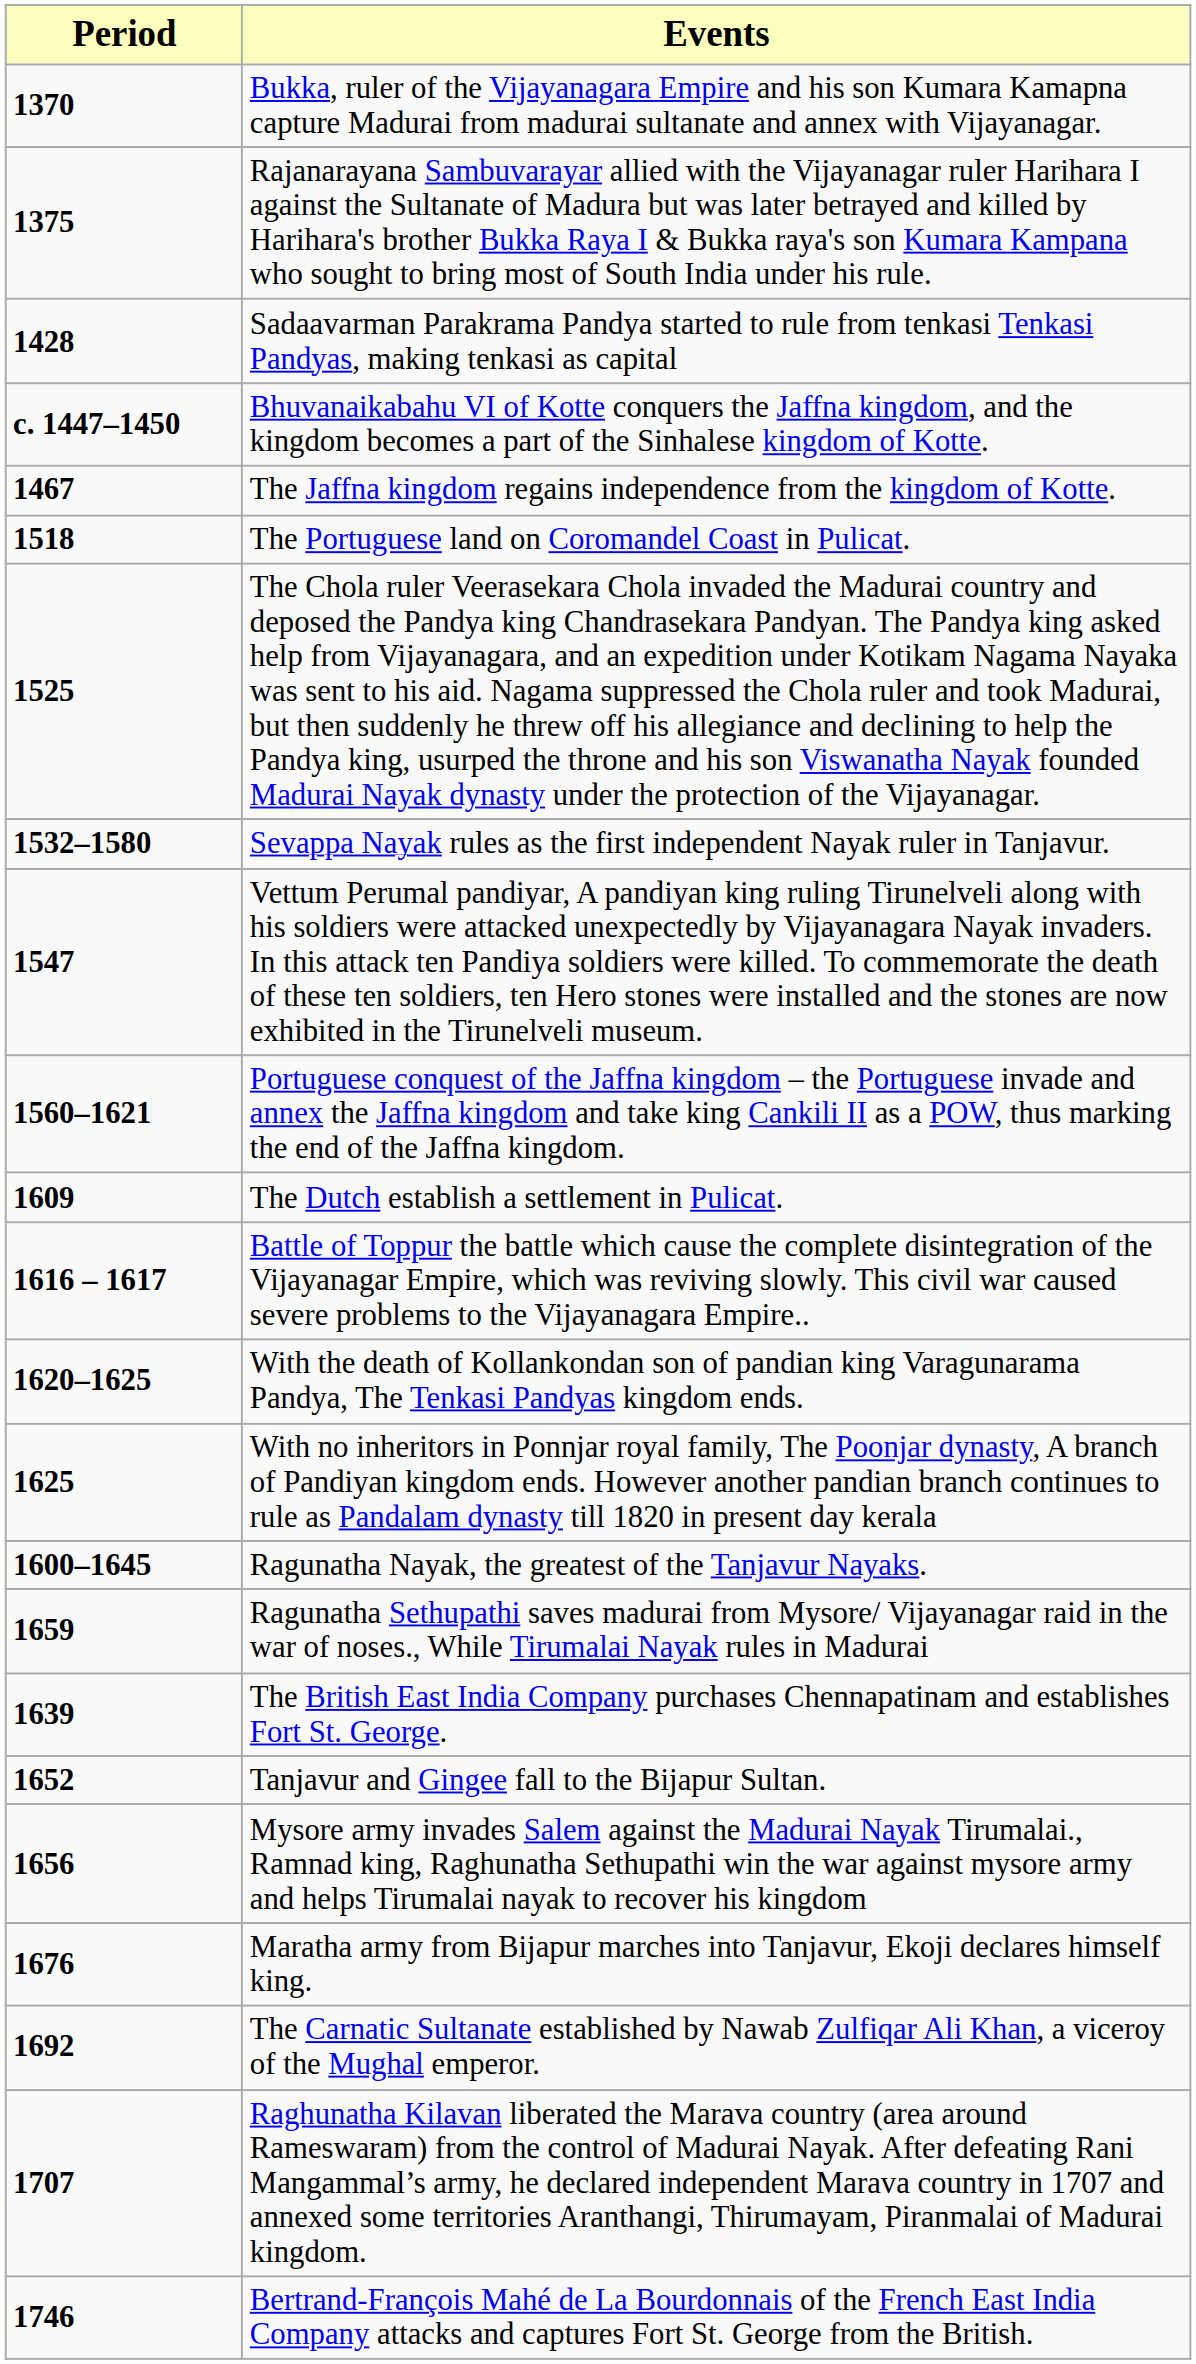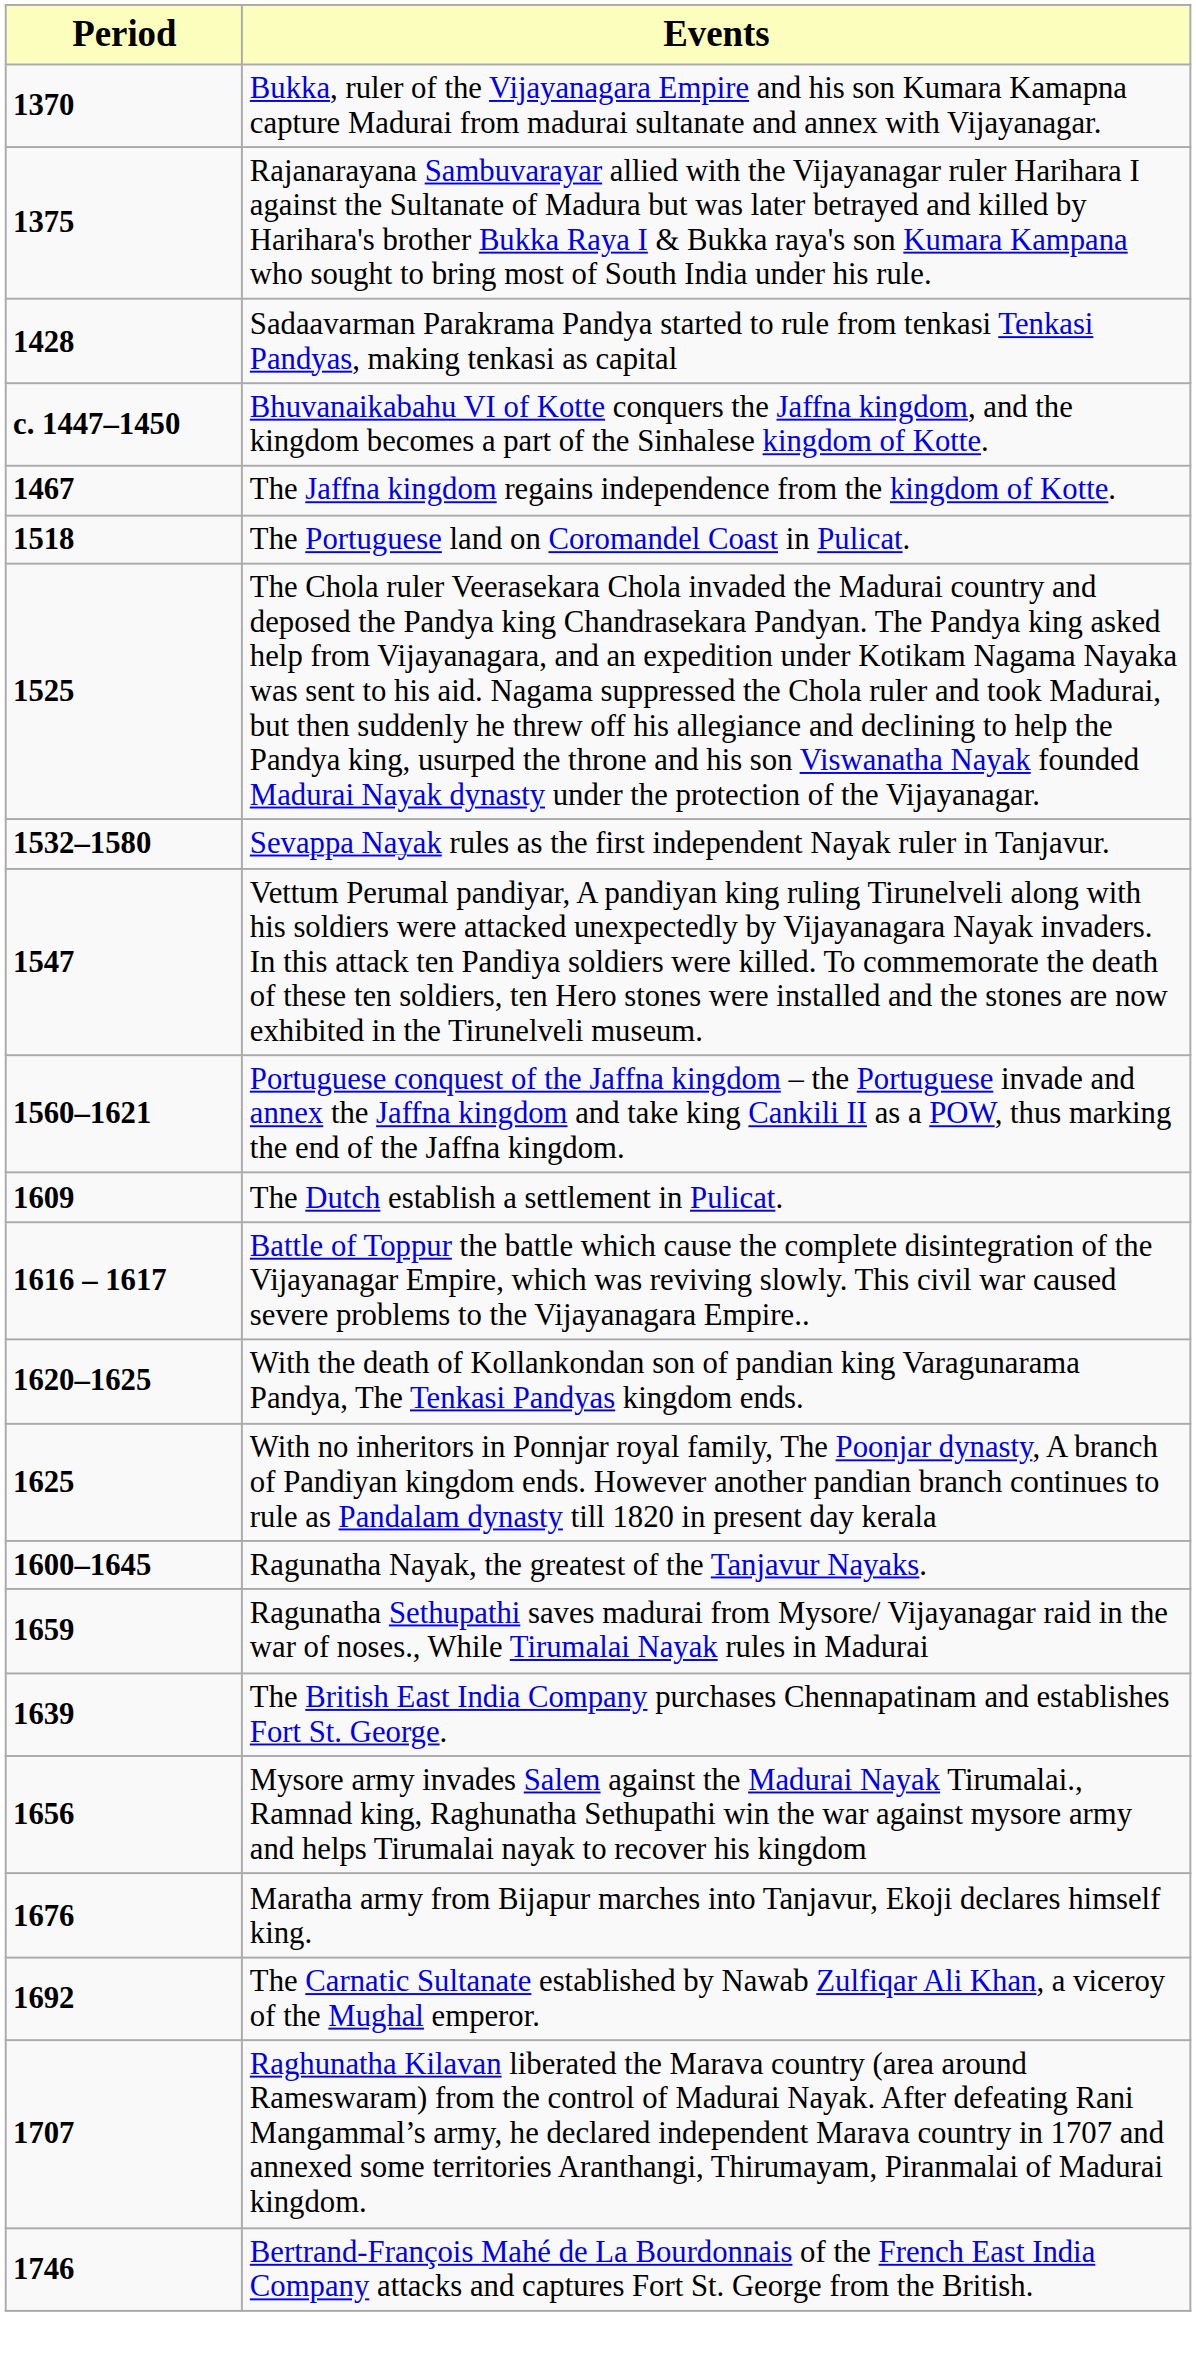- row: (538, 1779)
